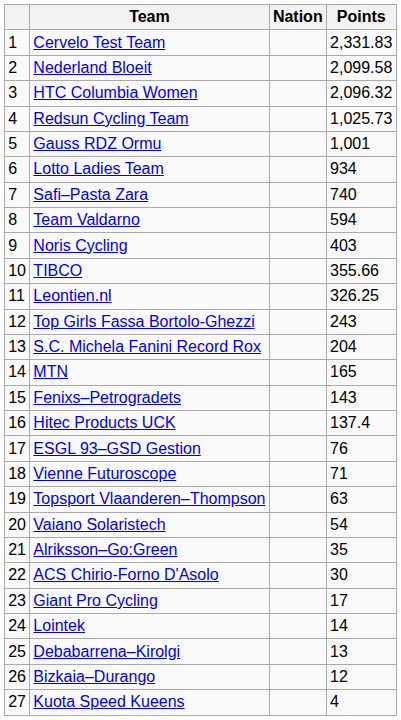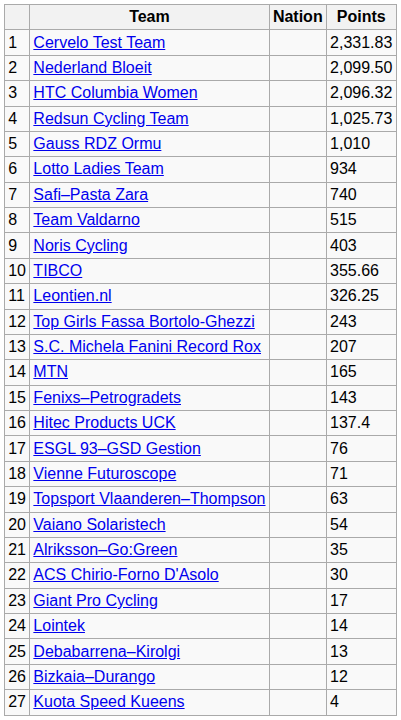(361, 67) 2,099.58 -> (361, 67) 2,099.50
(350, 144) 1,001 -> (350, 144) 1,010
(343, 220) 594 -> (343, 220) 515
(343, 347) 204 -> (343, 347) 207
